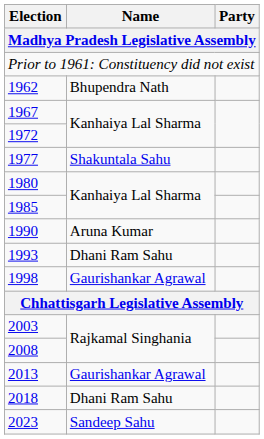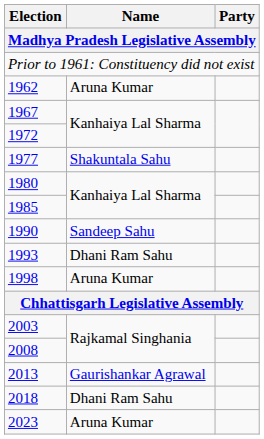(119, 87) Bhupendra Nath -> (111, 87) Aruna Kumar
(111, 231) Aruna Kumar -> (112, 231) Sandeep Sahu
(138, 278) Gaurishankar Agrawal -> (111, 278) Aruna Kumar
(112, 421) Sandeep Sahu -> (111, 421) Aruna Kumar
